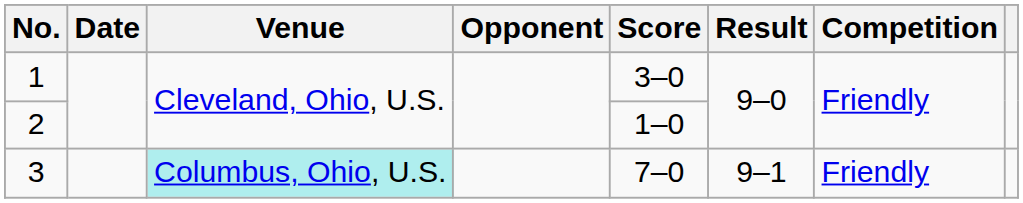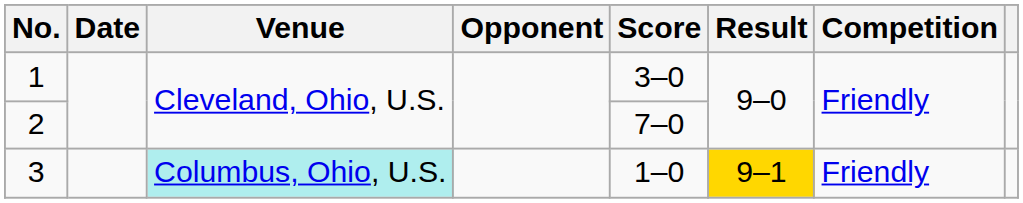(659, 124) 1–0 -> (659, 124) 7–0
(659, 172) 7–0 -> (659, 172) 1–0
(761, 172) no background -> (761, 172) gold background
